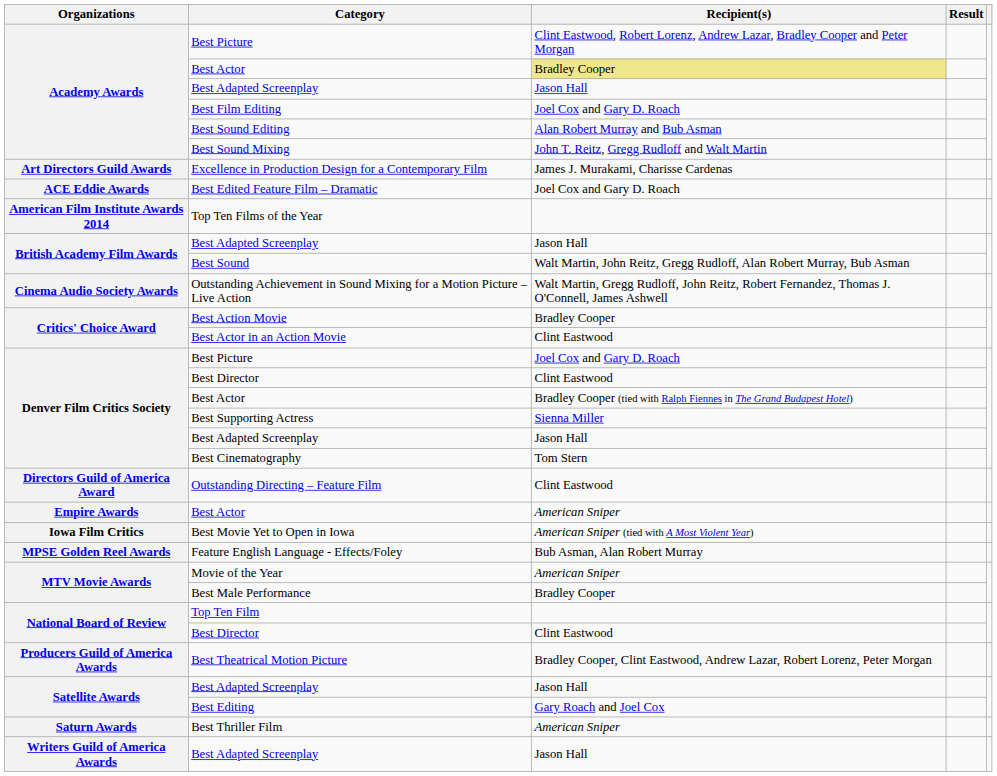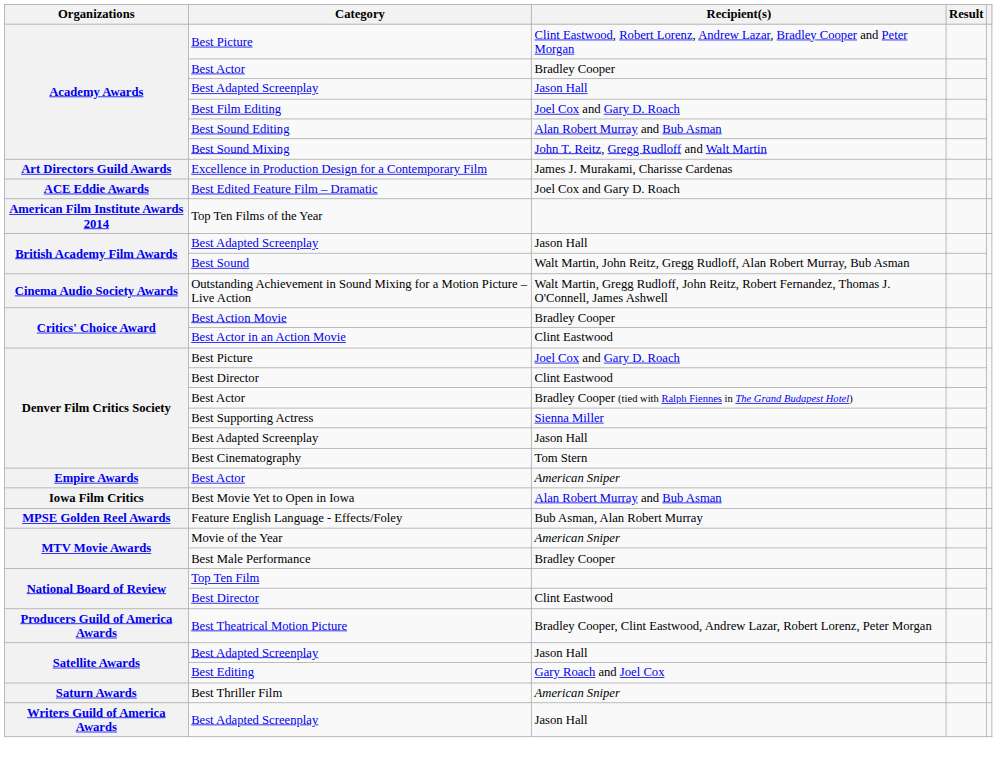(575, 68) khaki background -> (575, 68) no background
- row: (96, 485)
(644, 532) American Sniper (tied with A Most Violent Year) -> (628, 498) Alan Robert Murray and Bub Asman
